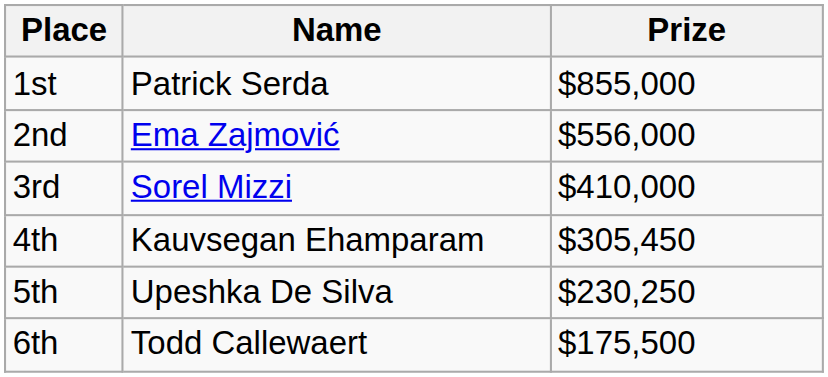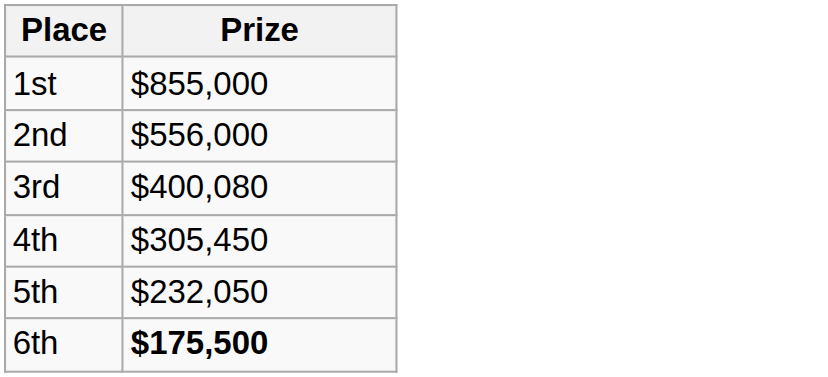- column: (337, 30)
(627, 187) $410,000 -> (200, 187) $400,080
(627, 291) $230,250 -> (200, 291) $232,050
(627, 344) normal -> (200, 344) bold
